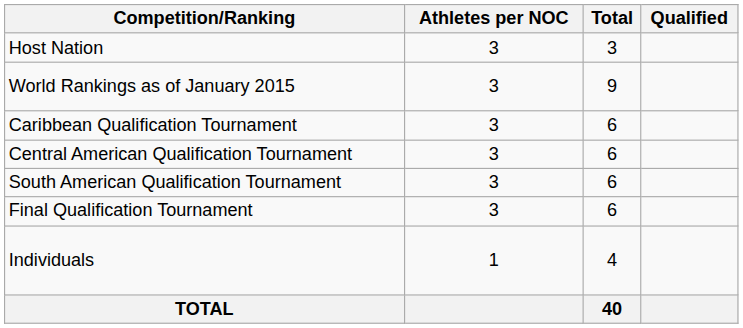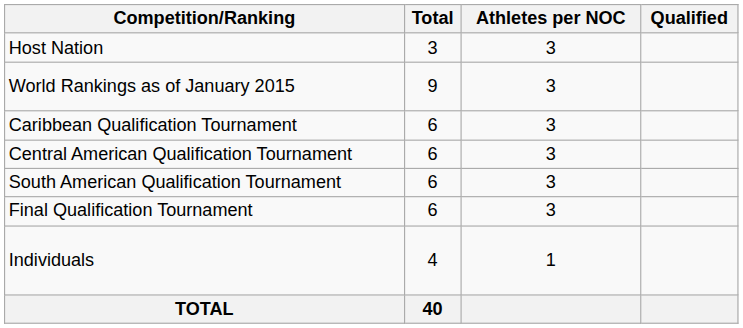columns swapped: (494, 18) <-> (612, 18)
